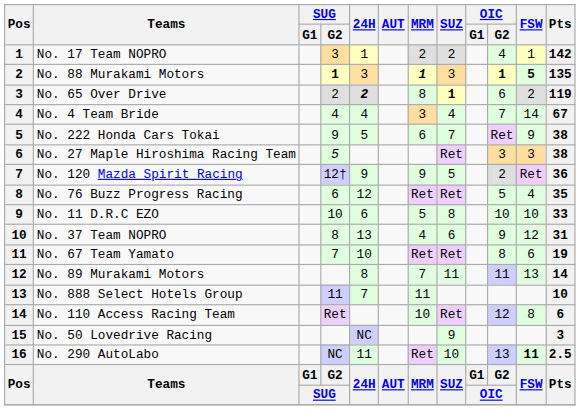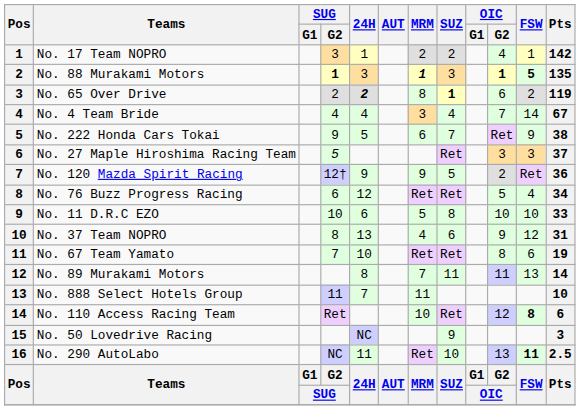(560, 155) 38 -> (560, 155) 37
(560, 195) 35 -> (560, 195) 34
(531, 315) normal -> (531, 315) bold
